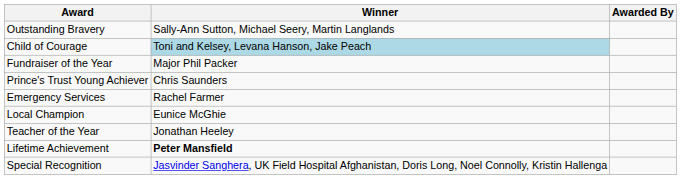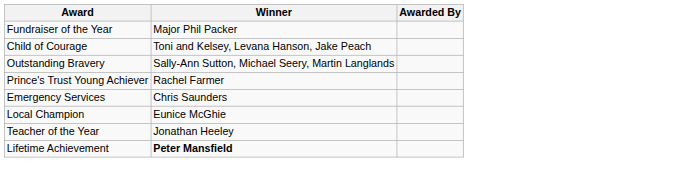rows swapped: (56, 30) <-> (60, 64)
(262, 47) lightblue background -> (262, 47) no background
(190, 81) Chris Saunders -> (189, 81) Rachel Farmer
(189, 98) Rachel Farmer -> (190, 98) Chris Saunders
- row: (54, 166)
